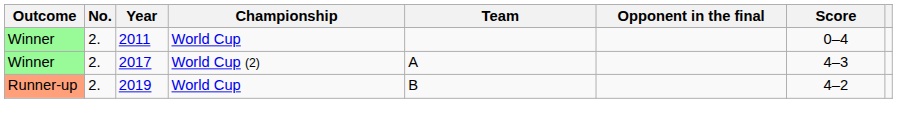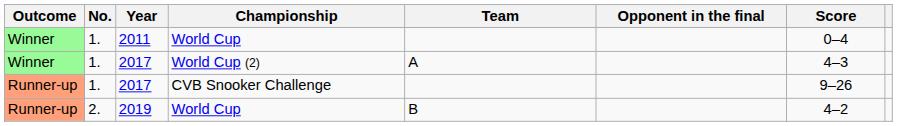(94, 39) 2. -> (94, 39) 1.
(94, 62) 2. -> (94, 62) 1.
+ row: (135, 86)
